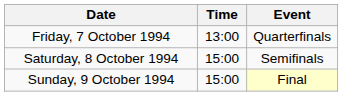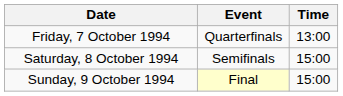columns swapped: (222, 15) <-> (292, 15)
